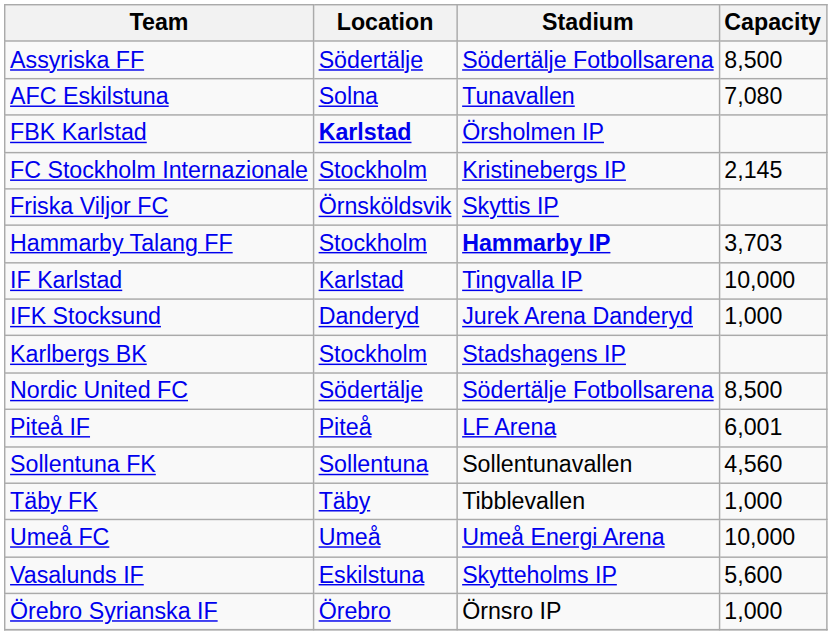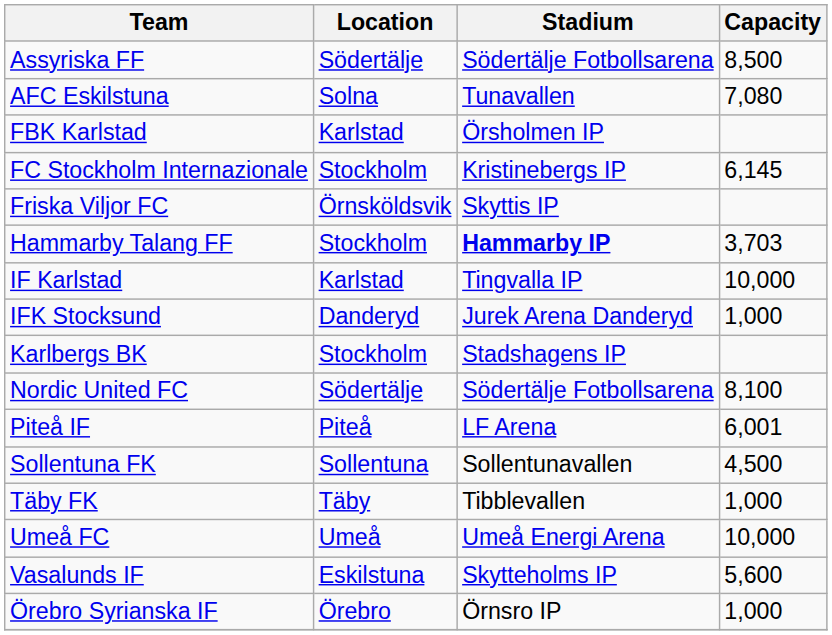(365, 133) bold -> (361, 133) normal
(753, 170) 2,145 -> (753, 170) 6,145
(753, 390) 8,500 -> (753, 390) 8,100
(753, 464) 4,560 -> (753, 464) 4,500
